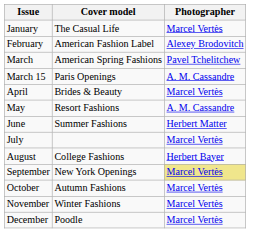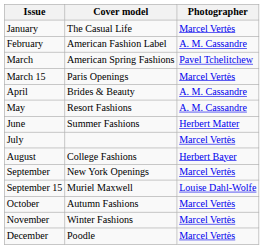(205, 44) Alexey Brodovitch -> (213, 44) A. M. Cassandre
(200, 76) A. M. Cassandre -> (207, 76) Marcel Vertès
(195, 92) Marcel Vertès -> (213, 92) A. M. Cassandre
(195, 172) khaki background -> (207, 172) no background
+ row: (34, 188)
